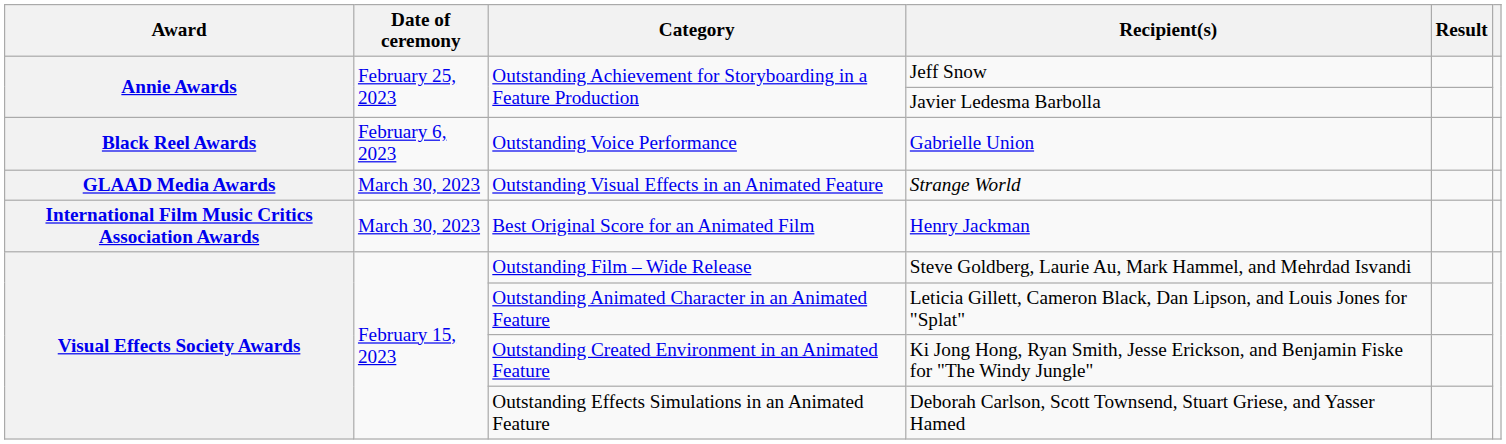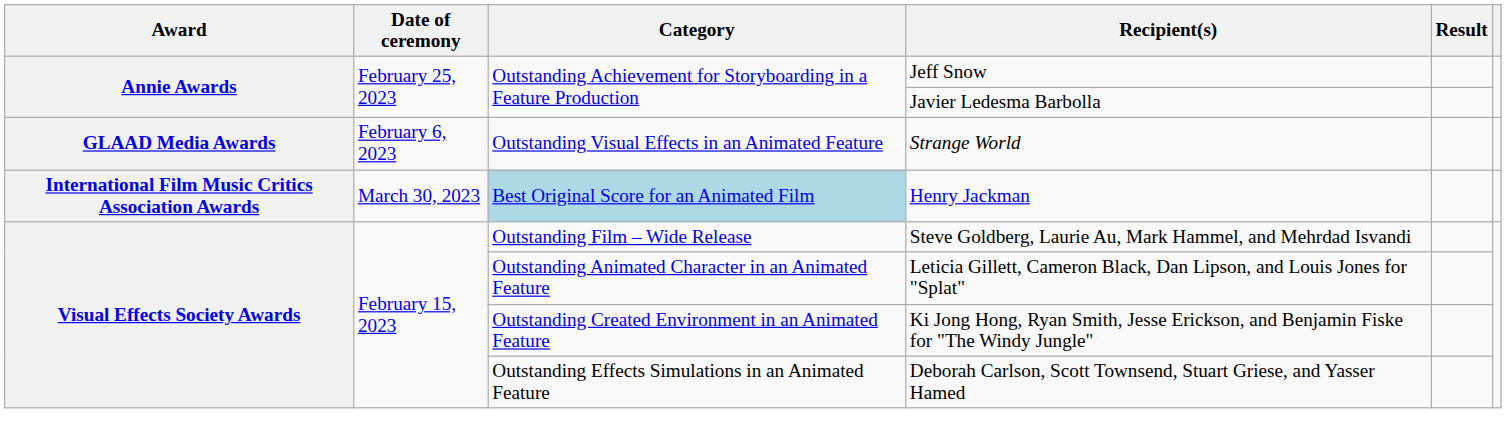- row: (972, 143)
(419, 184) March 30, 2023 -> (402, 143) February 6, 2023
(653, 225) no background -> (653, 195) lightblue background
